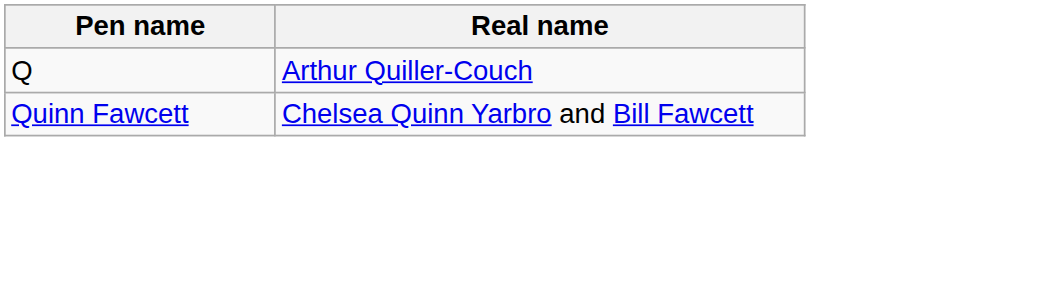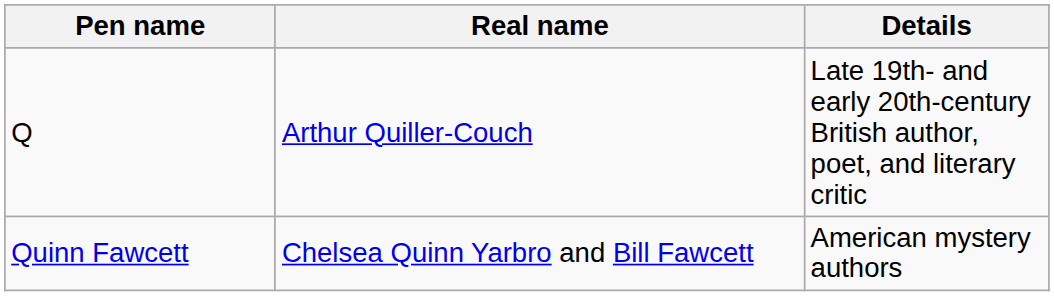+ column: (927, 26)
